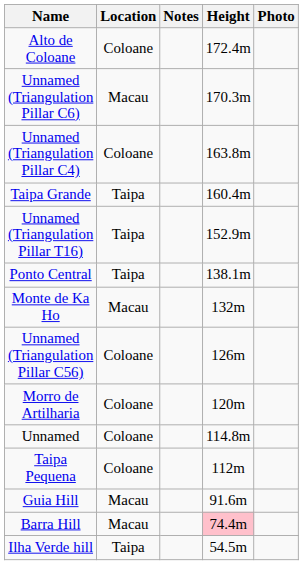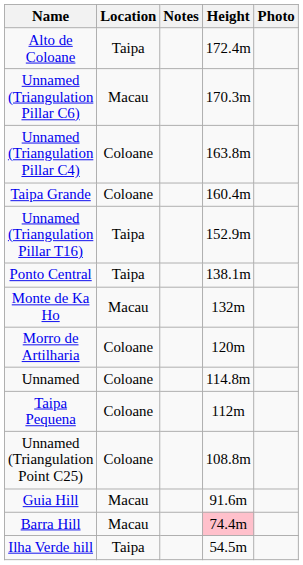(128, 48) Coloane -> (128, 48) Taipa
(128, 194) Taipa -> (128, 194) Coloane
- row: (51, 355)
+ row: (51, 460)
